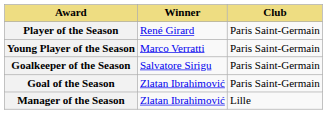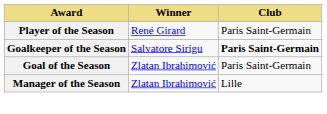- row: (71, 48)
(275, 65) normal -> (270, 48) bold
